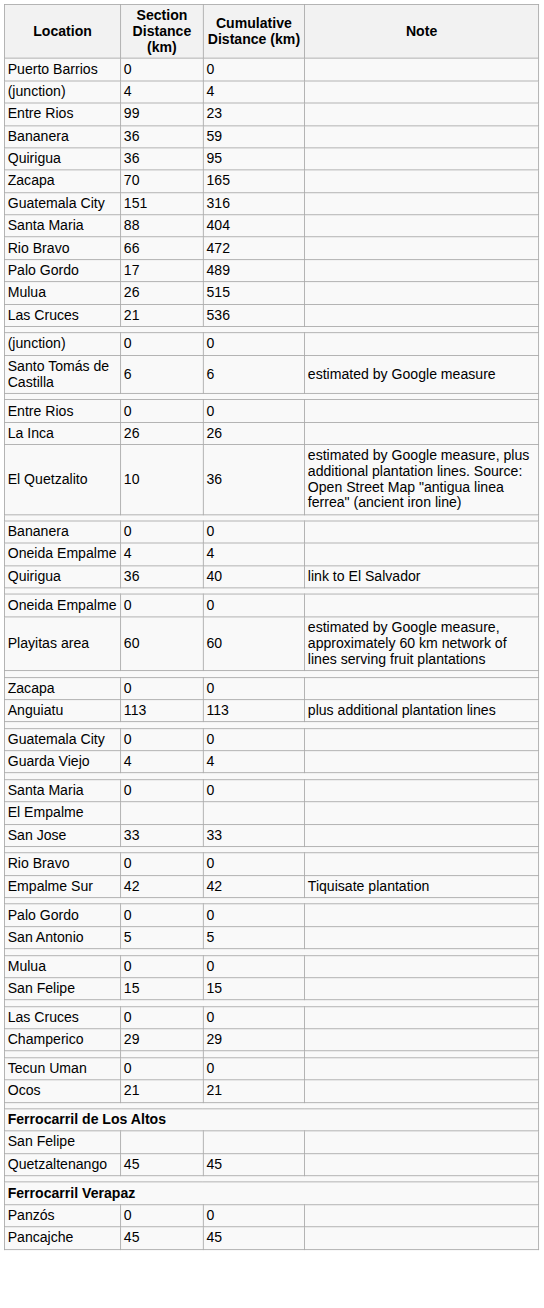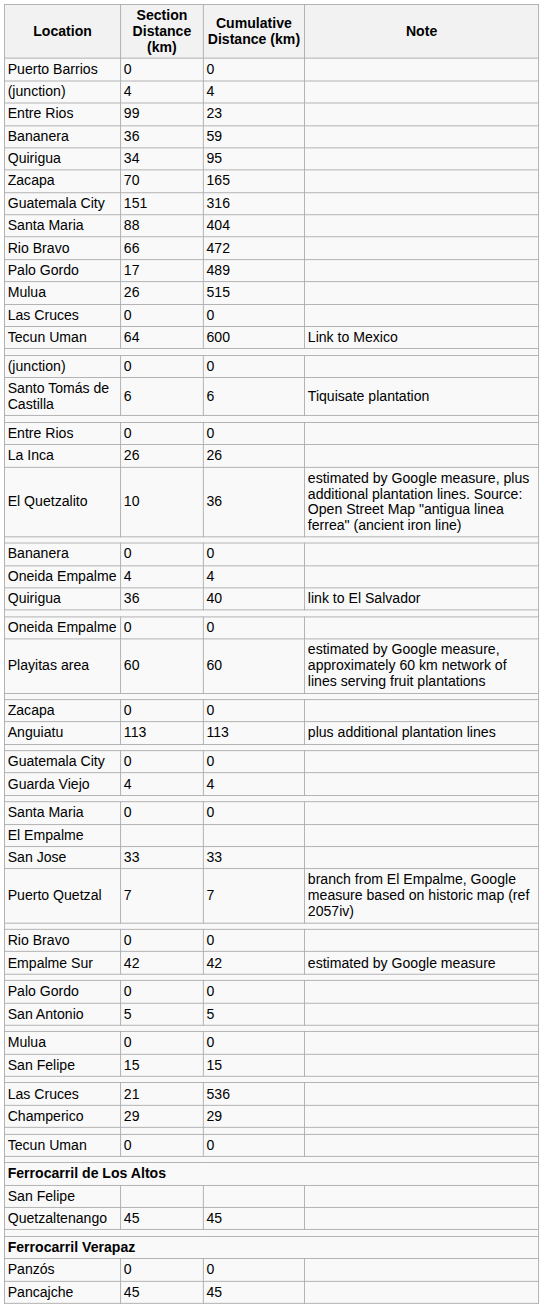(132, 158) 36 -> (132, 158) 34
rows swapped: (43, 315) <-> (43, 1017)
+ row: (47, 337)
(402, 374) estimated by Google measure -> (369, 396) Tiquisate plantation
+ row: (55, 895)
(369, 886) Tiquisate plantation -> (402, 962) estimated by Google measure
- row: (24, 1091)
